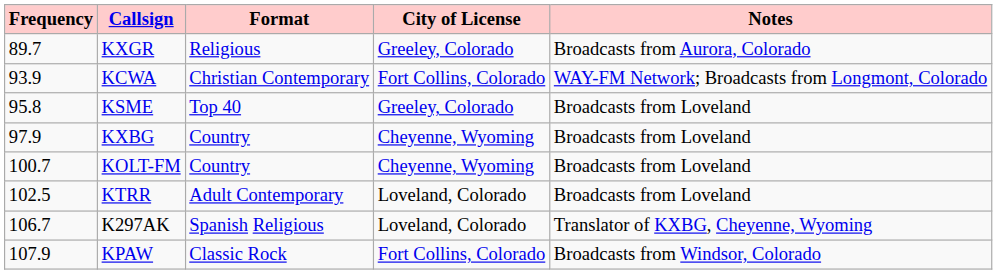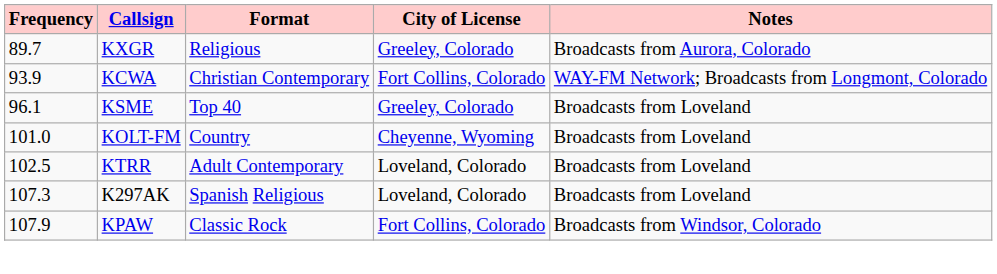(25, 107) 95.8 -> (25, 107) 96.1
- row: (128, 136)
(30, 166) 100.7 -> (30, 136) 101.0
(30, 225) 106.7 -> (30, 195) 107.3
(713, 225) Translator of KXBG, Cheyenne, Wyoming -> (652, 195) Broadcasts from Loveland
